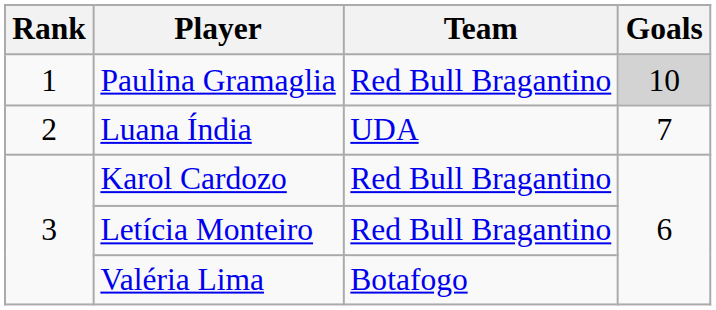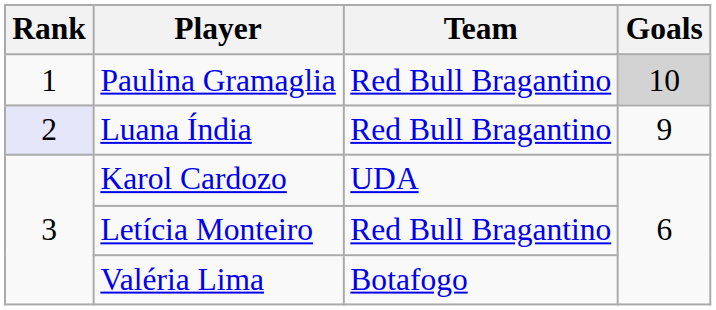(49, 129) no background -> (49, 129) lavender background
(385, 129) UDA -> (481, 129) Red Bull Bragantino
(664, 129) 7 -> (664, 129) 9
(481, 179) Red Bull Bragantino -> (385, 179) UDA
